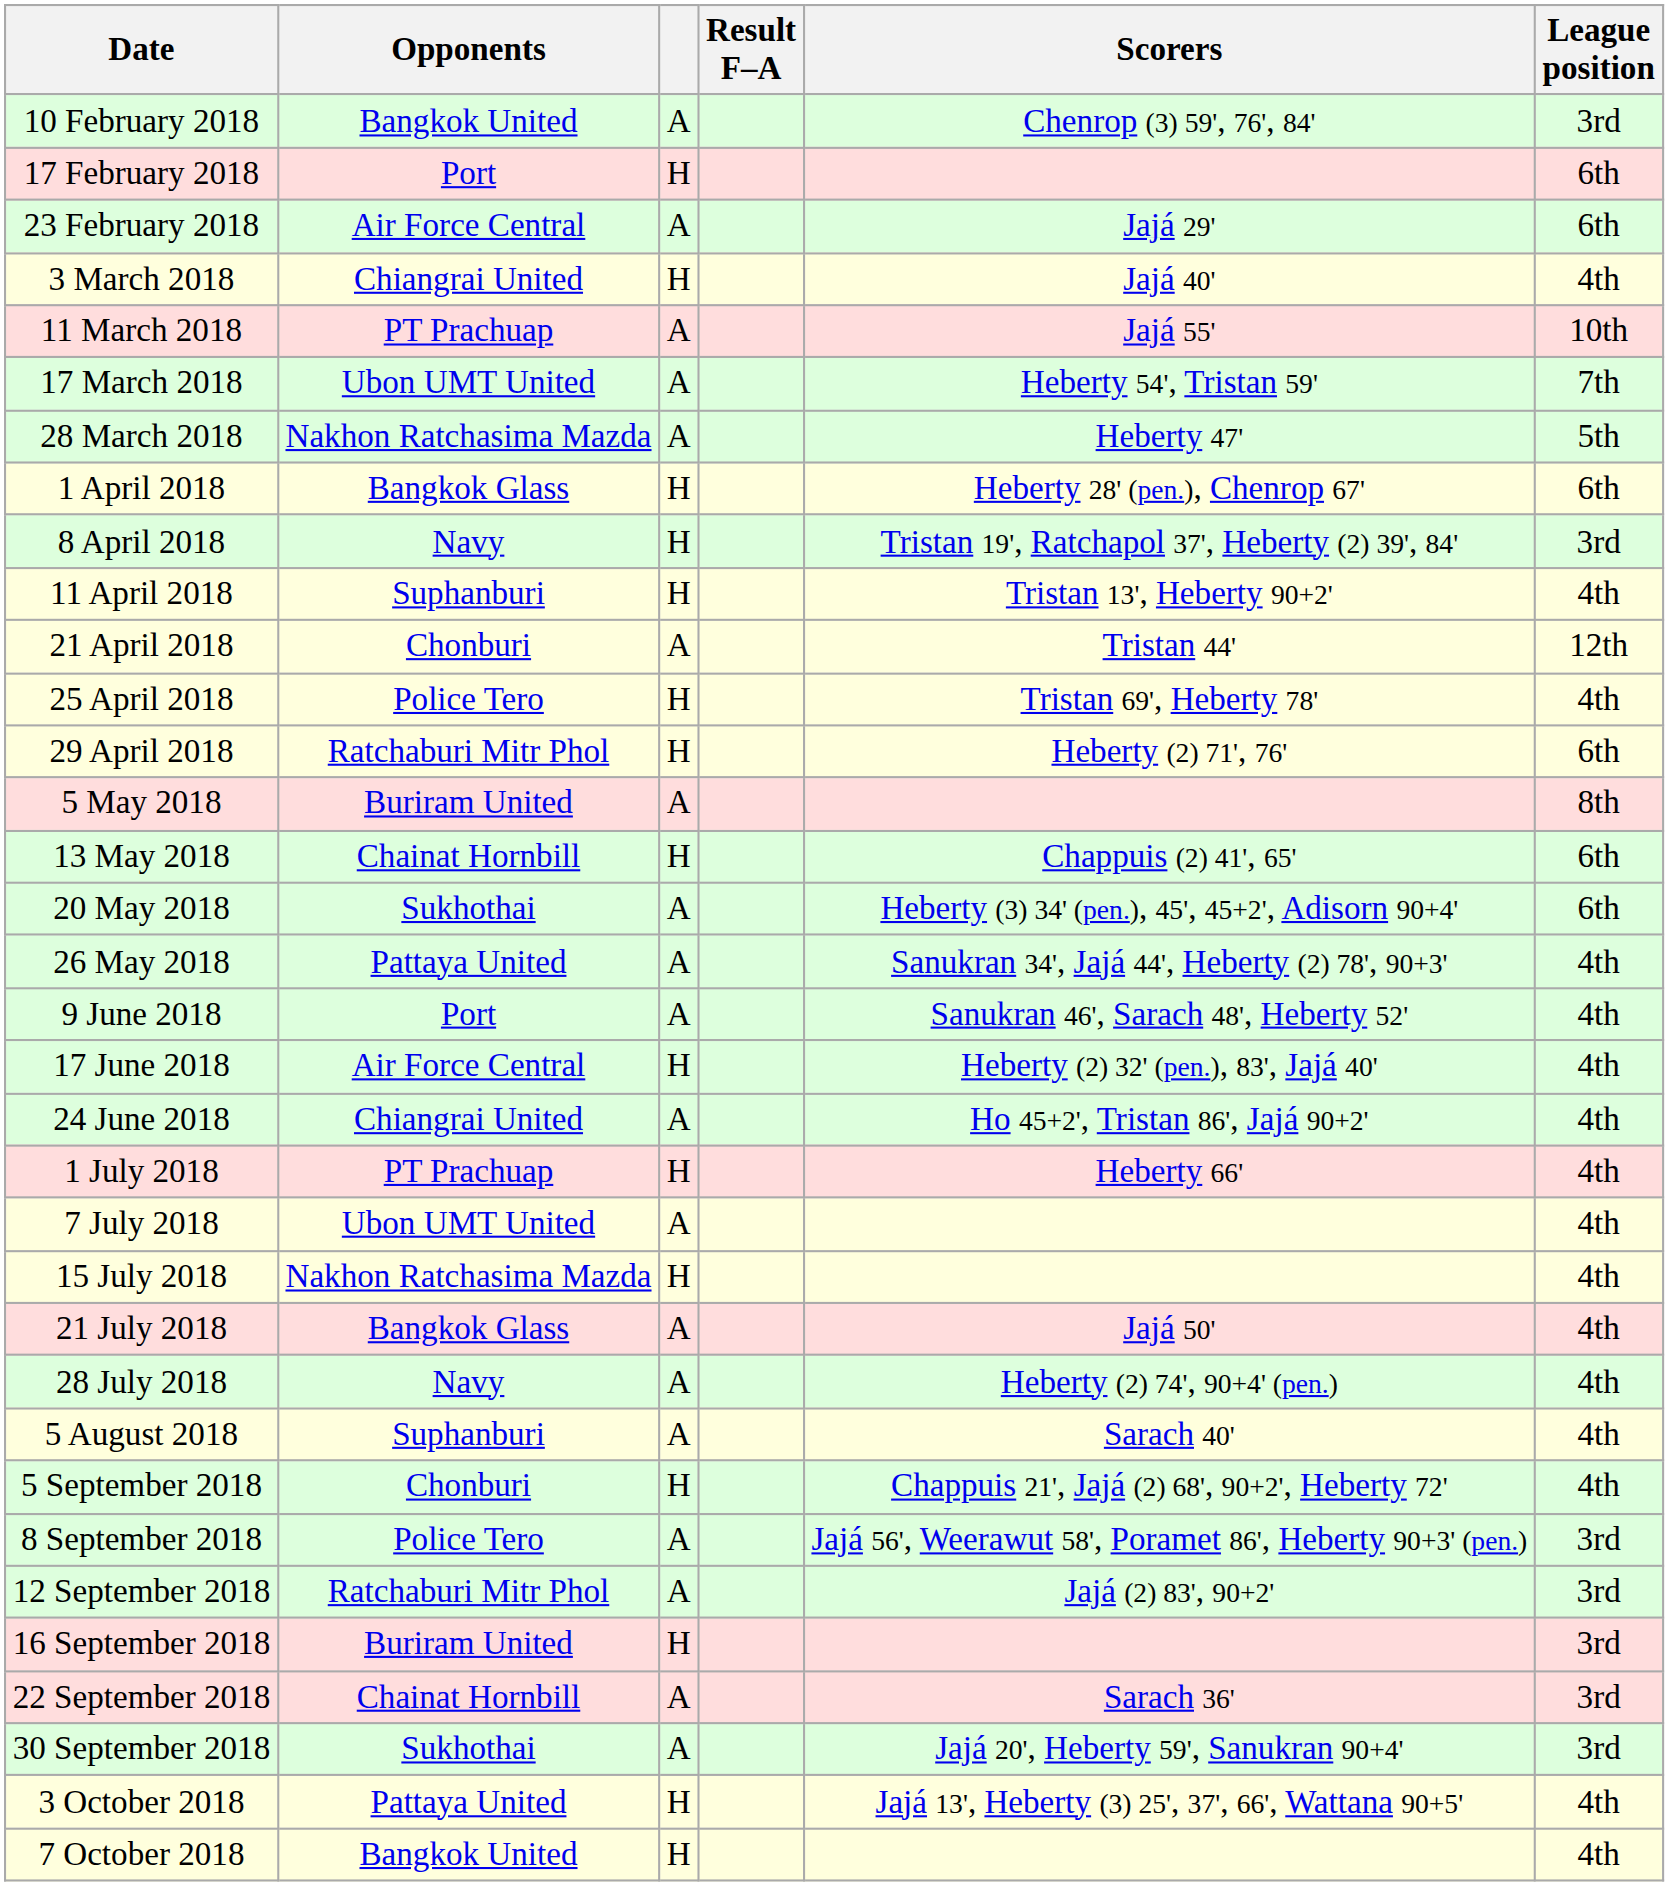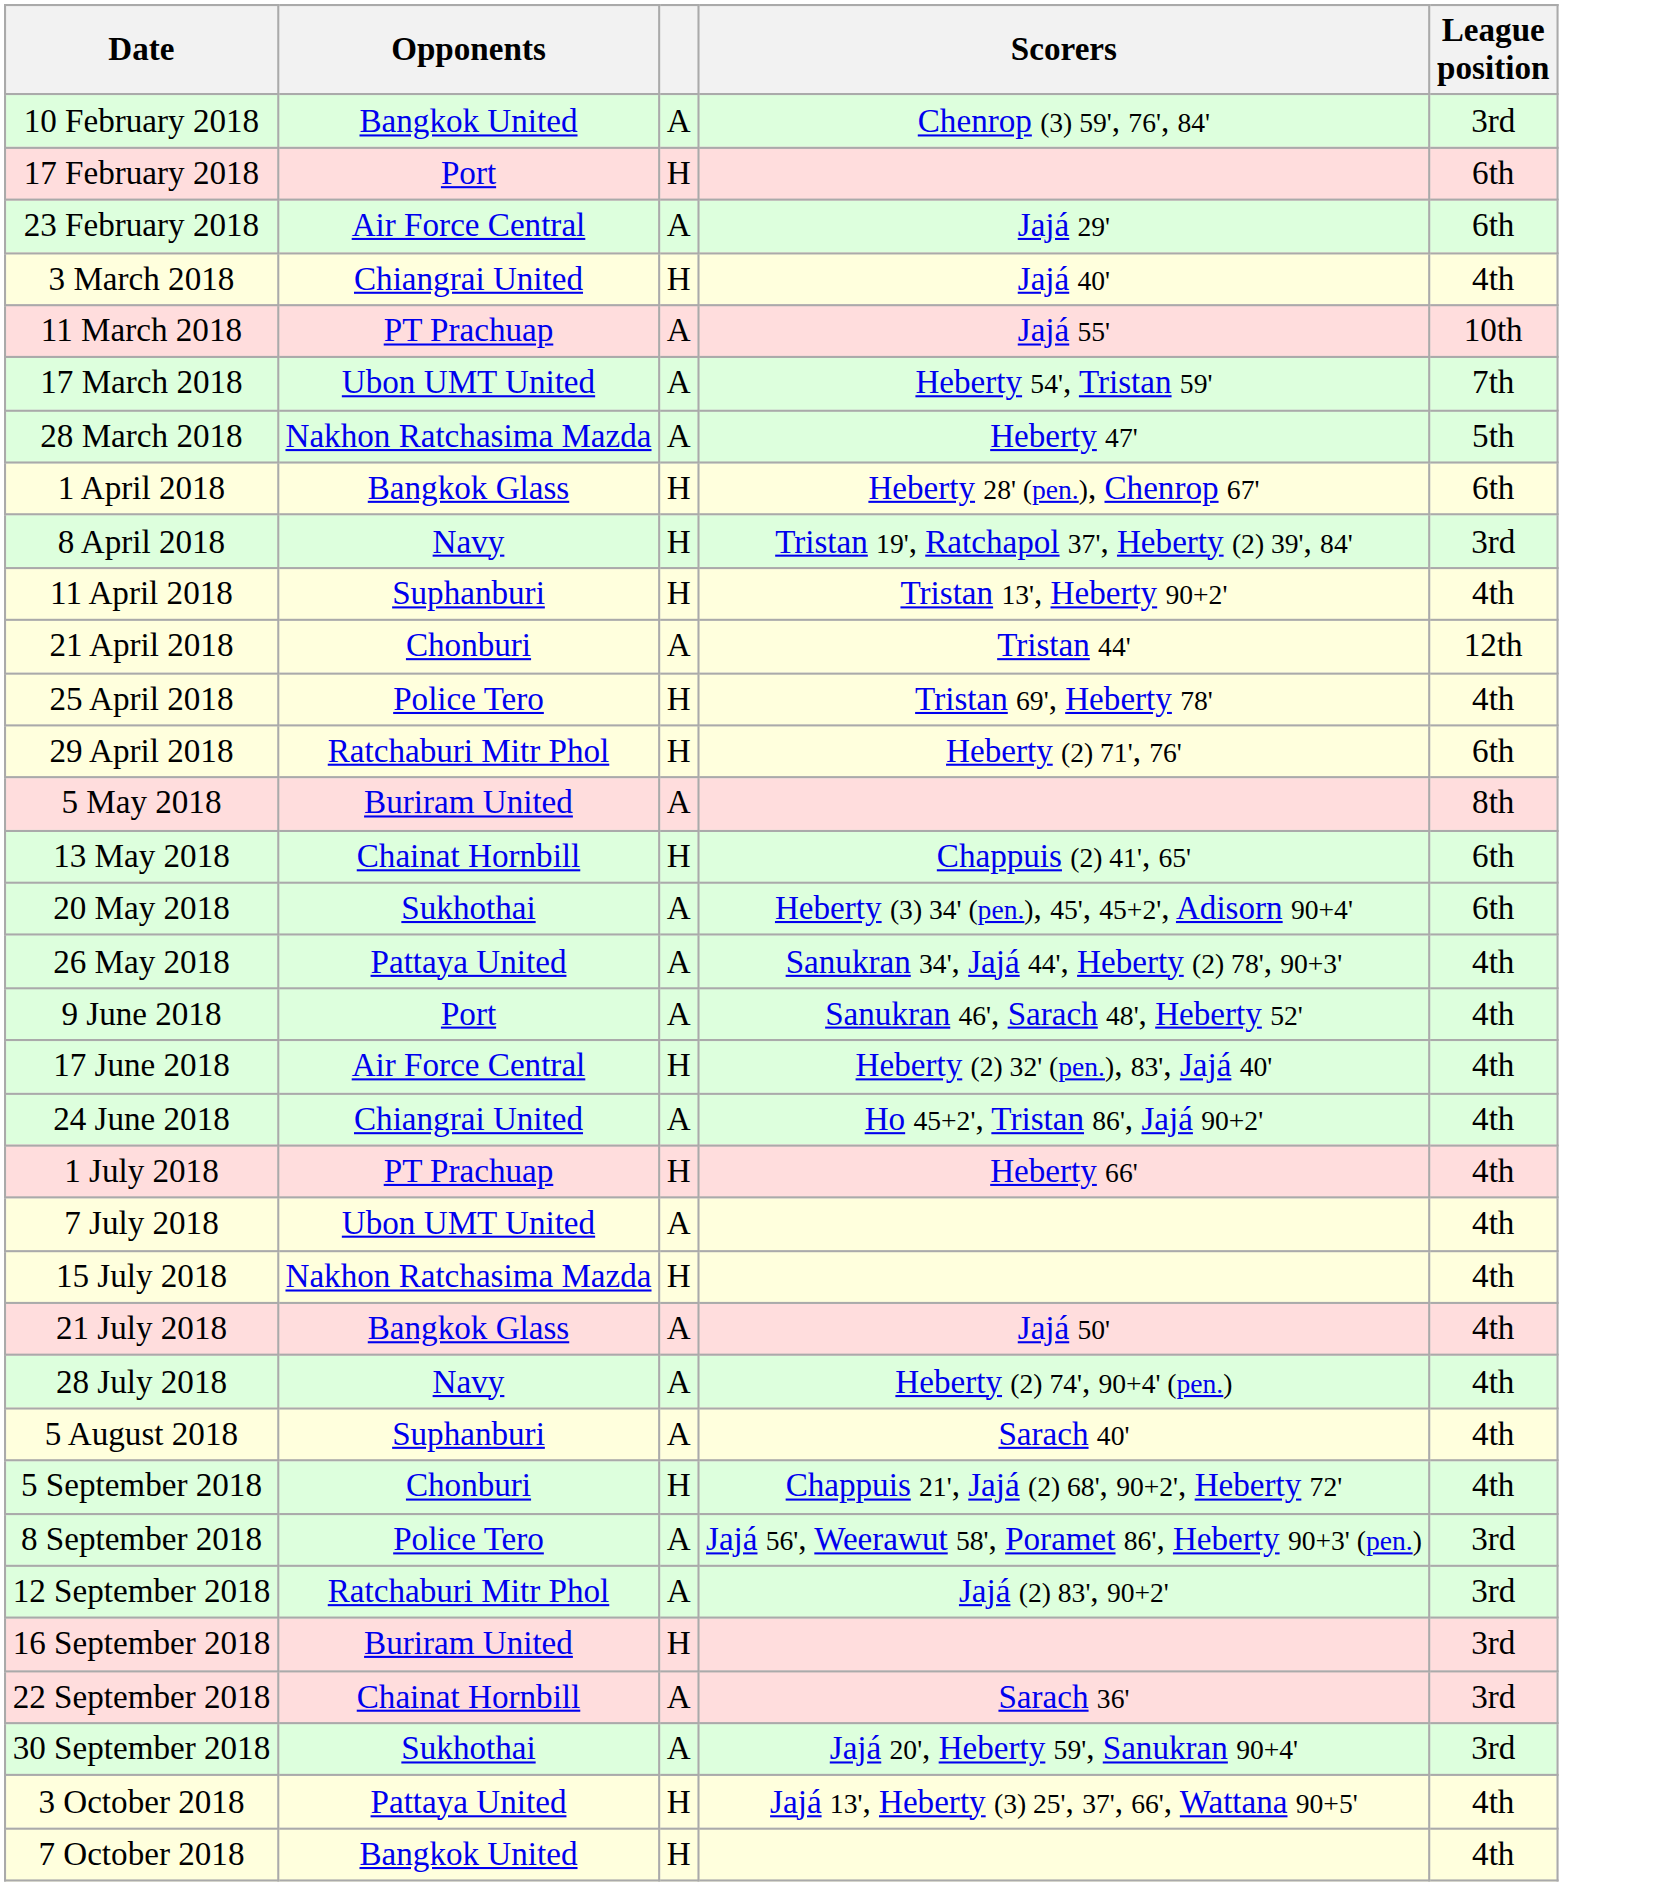- column: (751, 49)
